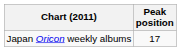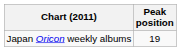(155, 38) 17 -> (155, 38) 19
